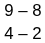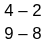rows swapped: (23, 33) <-> (23, 10)
